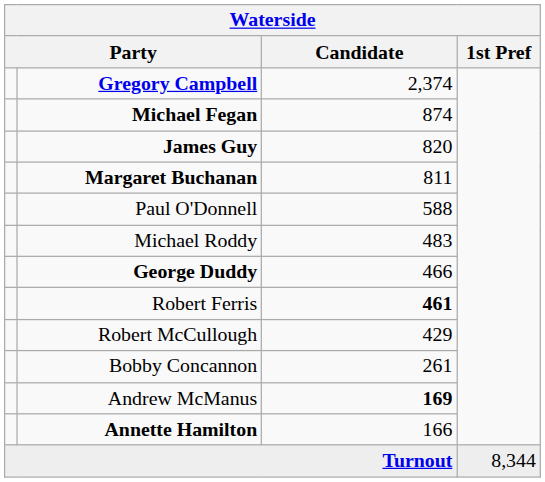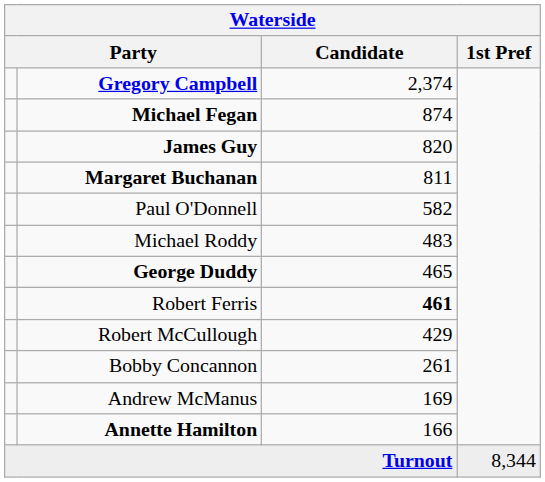(437, 209) 588 -> (437, 209) 582
(437, 271) 466 -> (437, 271) 465
(437, 397) bold -> (437, 397) normal
